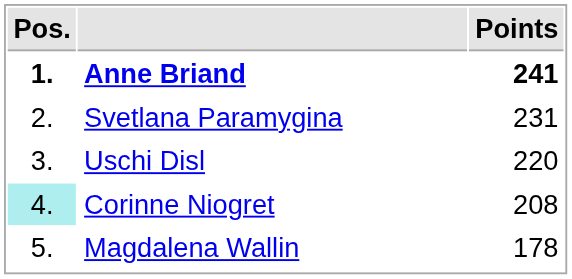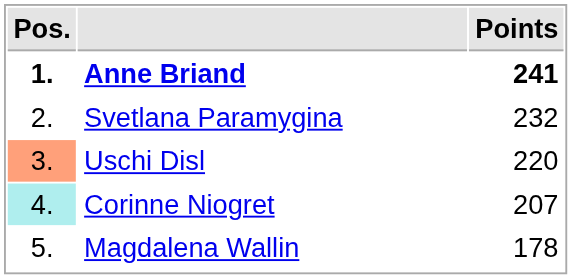(536, 117) 231 -> (536, 117) 232
(42, 161) no background -> (42, 161) lightsalmon background
(536, 204) 208 -> (536, 204) 207
